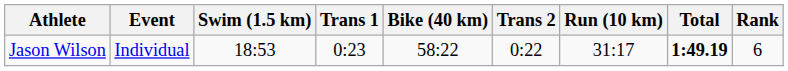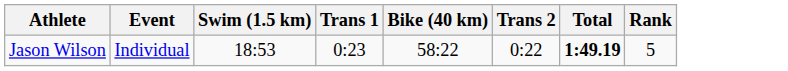- column: (614, 19)
(758, 50) 6 -> (651, 50) 5
